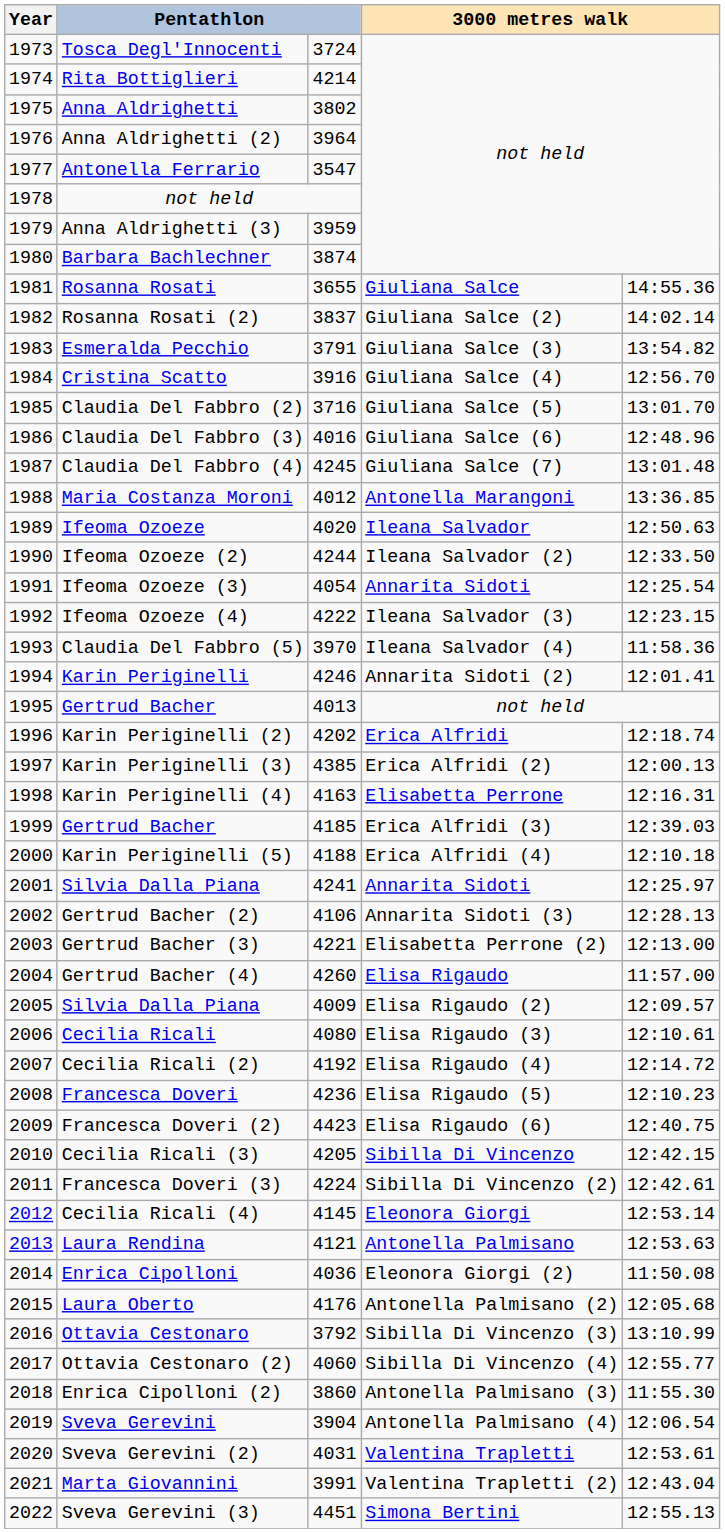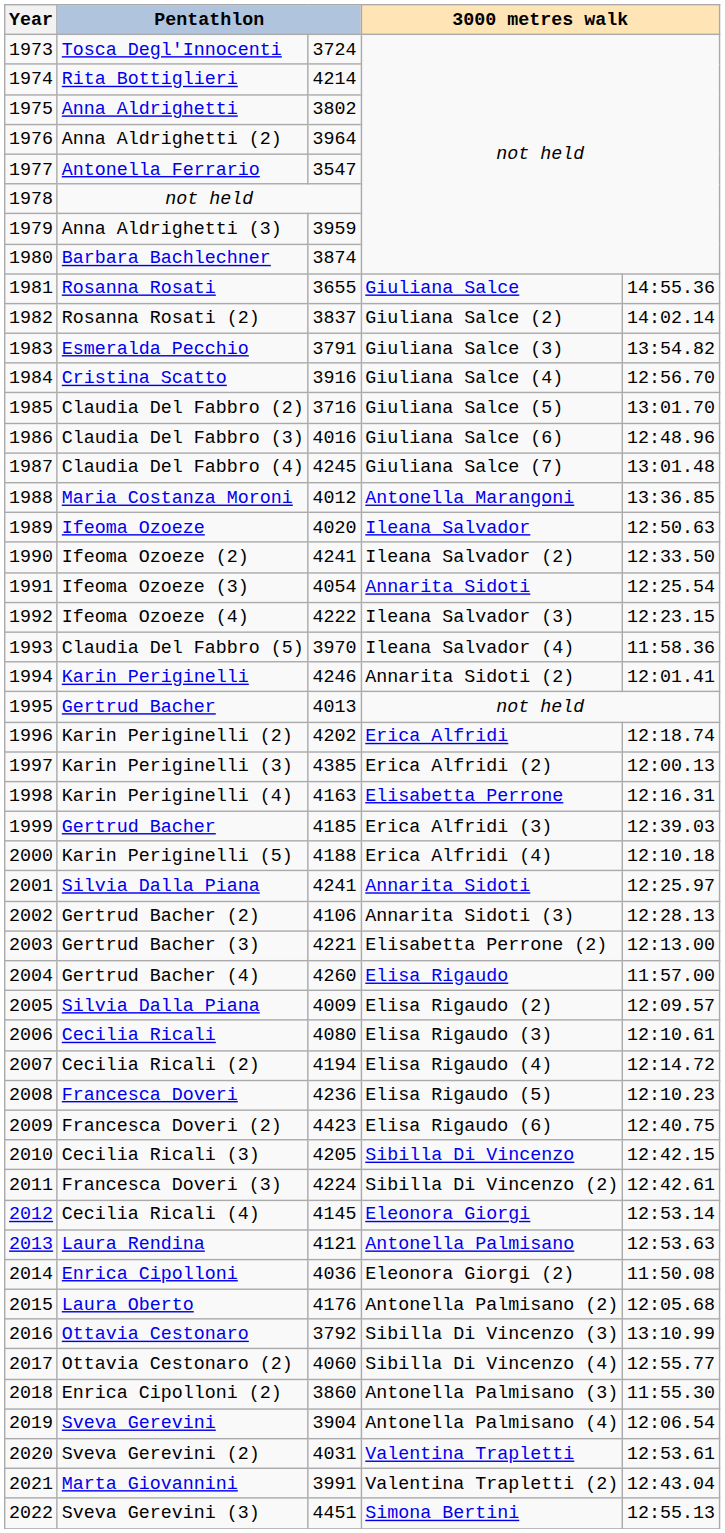(335, 557) 4244 -> (335, 557) 4241
(335, 1065) 4192 -> (335, 1065) 4194
